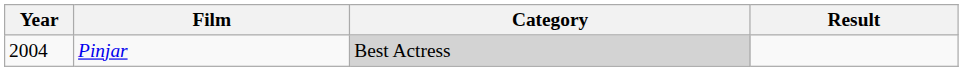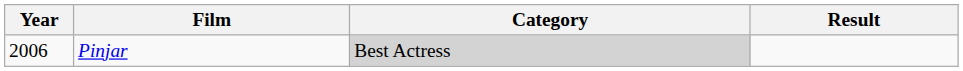(28, 50) 2004 -> (28, 50) 2006
